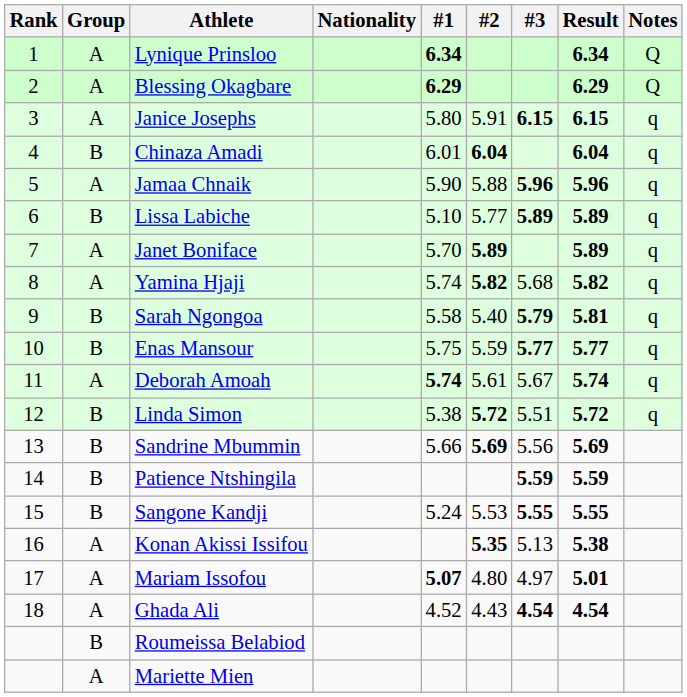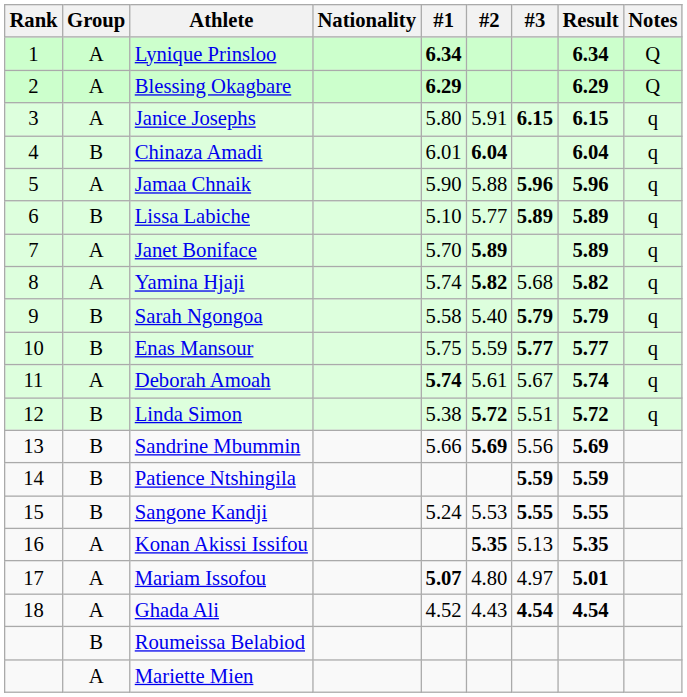(591, 315) 5.81 -> (591, 315) 5.79
(591, 544) 5.38 -> (591, 544) 5.35
